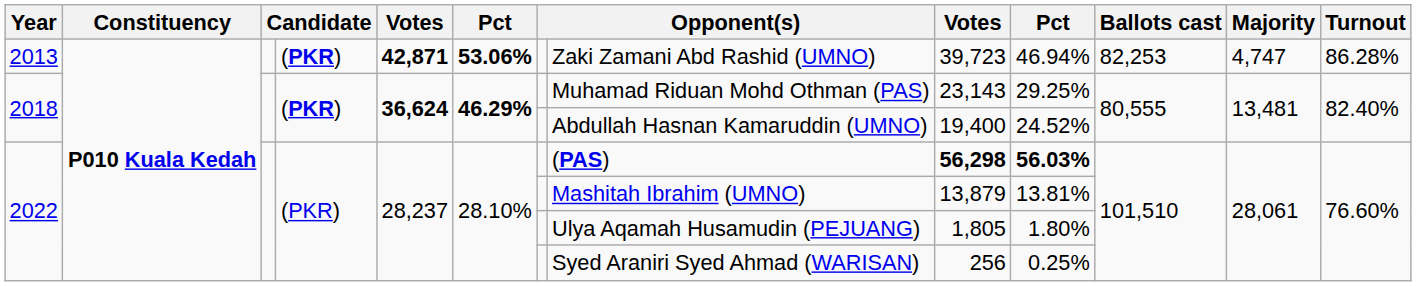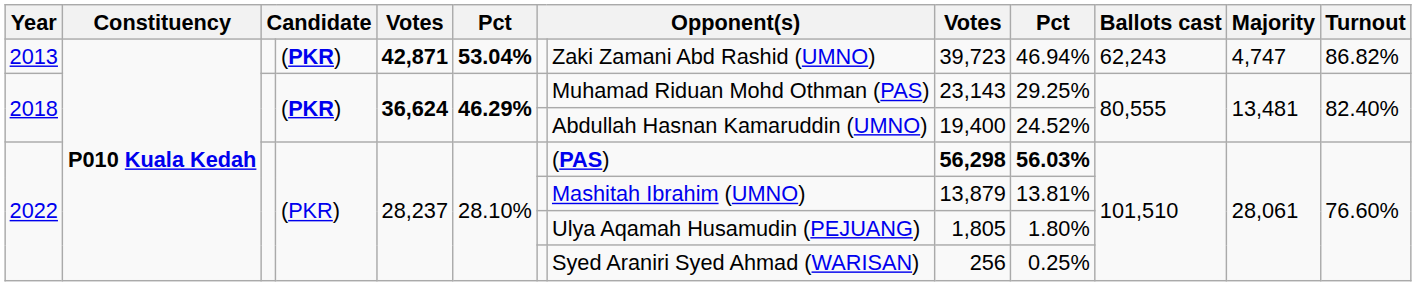(495, 56) 53.06% -> (495, 56) 53.04%
(1133, 56) 82,253 -> (1133, 56) 62,243
(1362, 56) 86.28% -> (1362, 56) 86.82%
